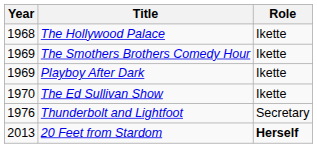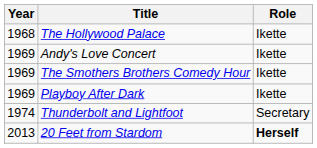+ row: (98, 53)
- row: (102, 93)
(21, 113) 1976 -> (21, 113) 1974
